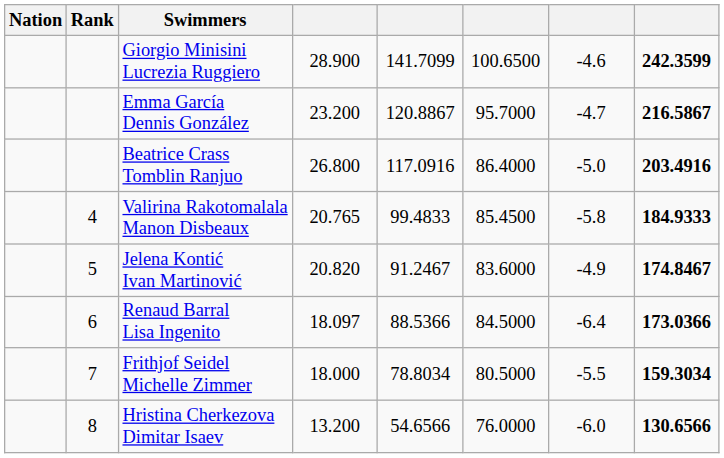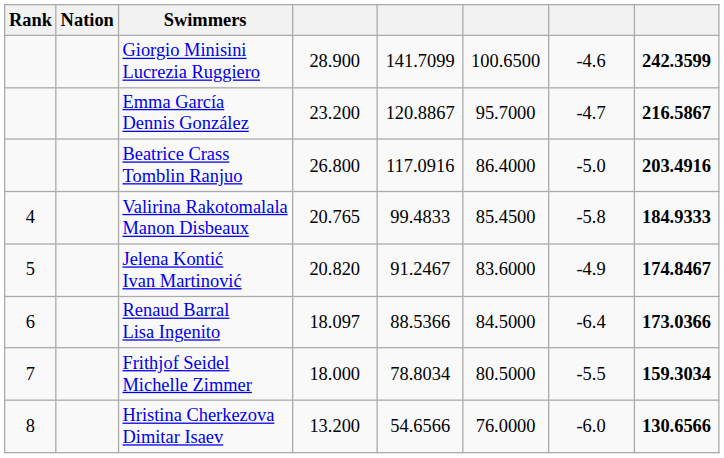columns swapped: (92, 20) <-> (36, 20)
